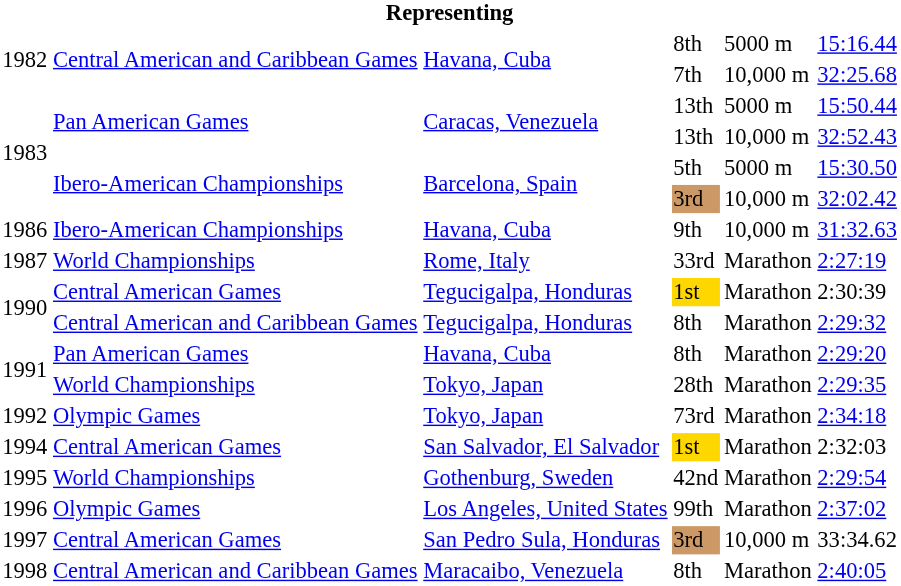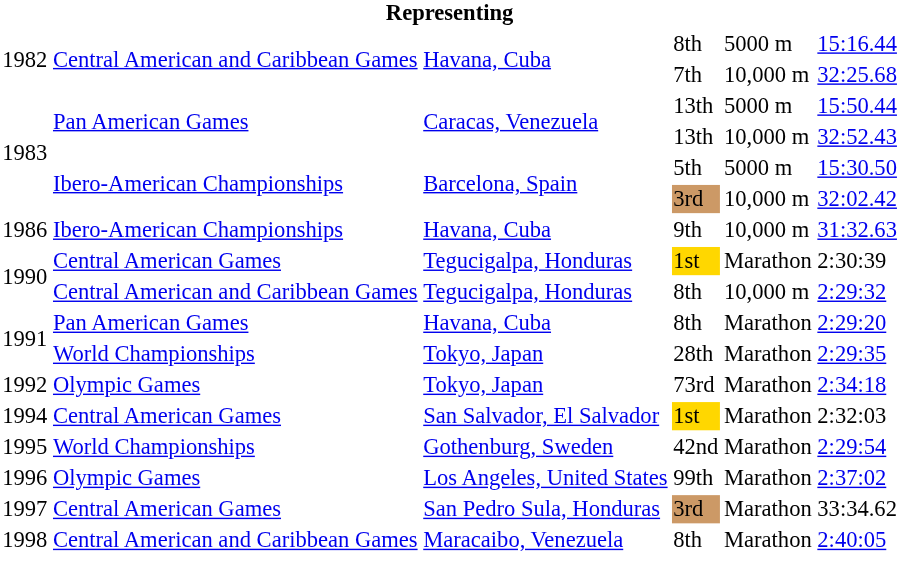- row: (25, 260)
(768, 322) Marathon -> (767, 291) 10,000 m
(767, 540) 10,000 m -> (768, 509) Marathon
